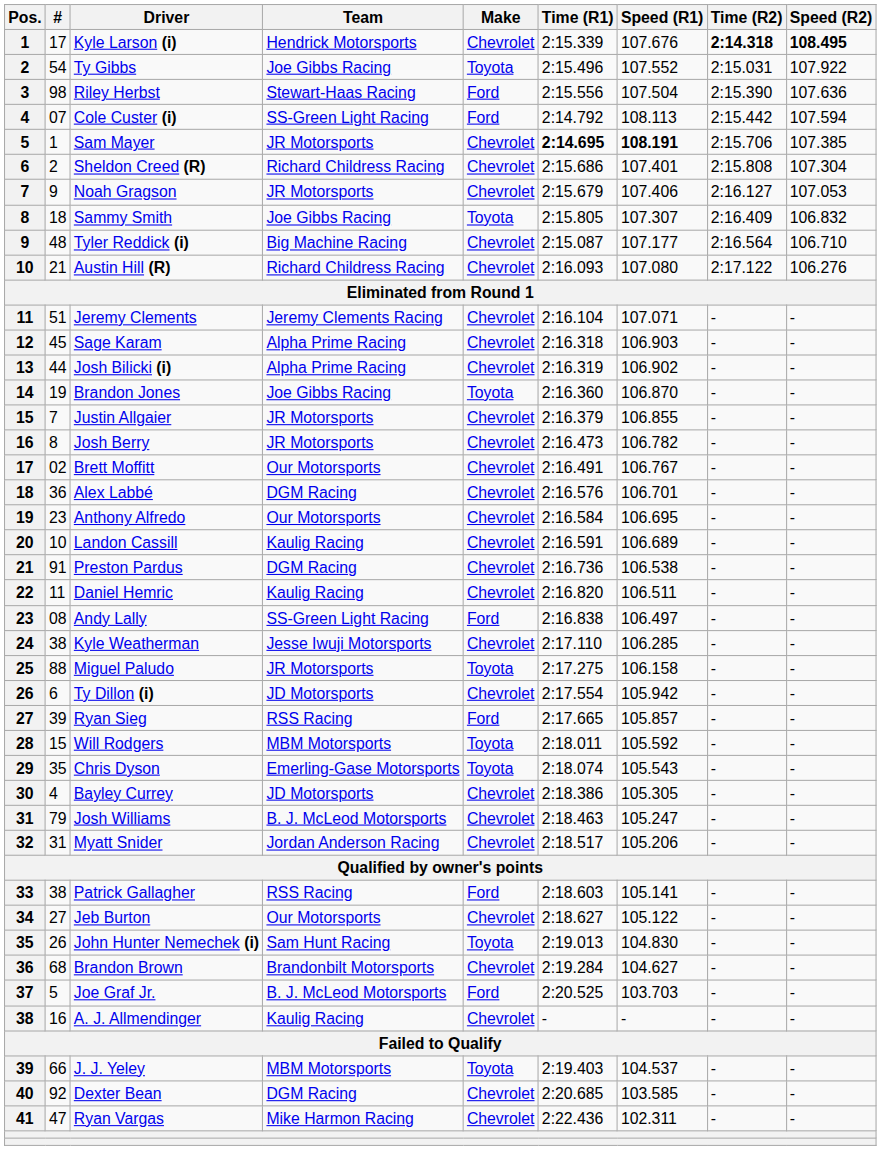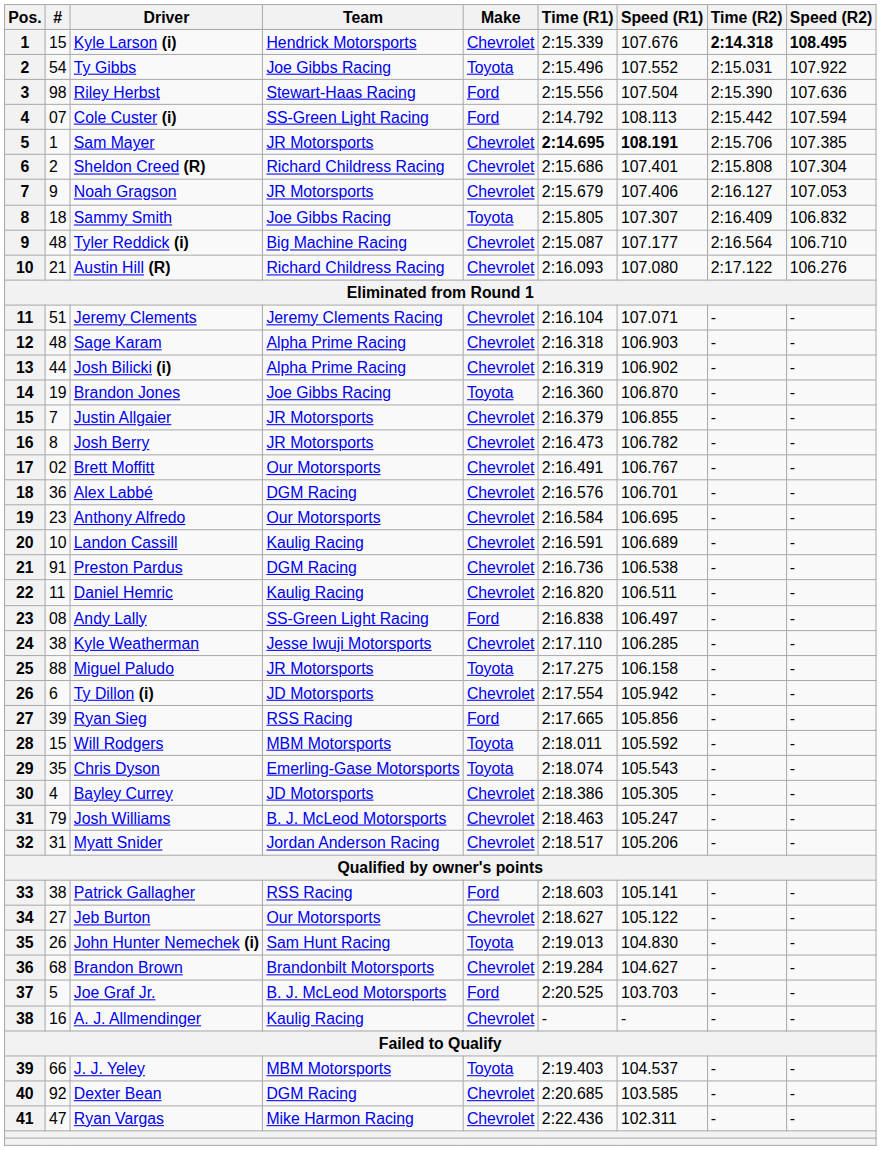(58, 42) 17 -> (58, 42) 15
(58, 343) 45 -> (58, 343) 48
(649, 718) 105.857 -> (649, 718) 105.856
